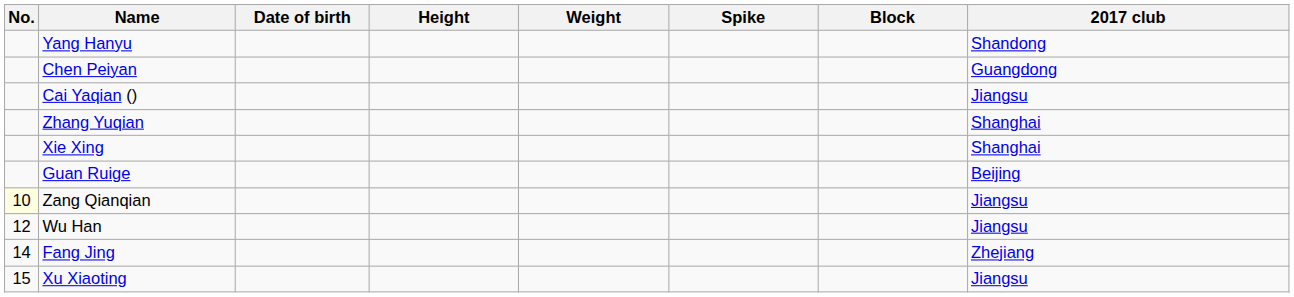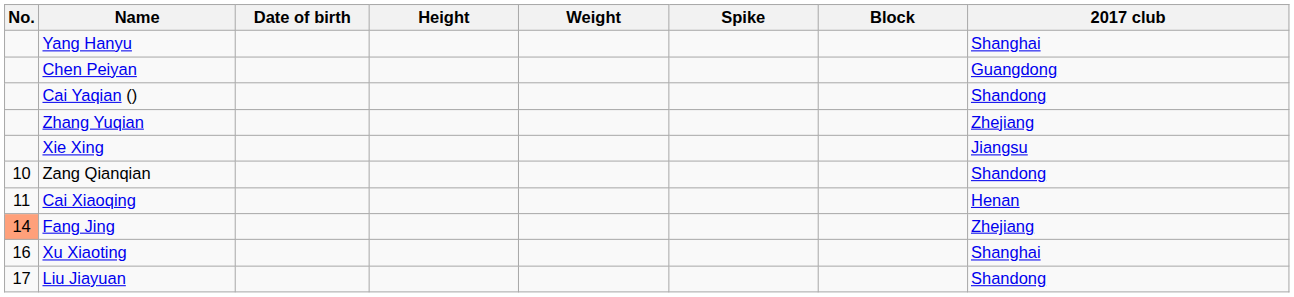(1009, 43) Shandong -> (1006, 43) Shanghai
(999, 95) Jiangsu -> (1009, 95) Shandong
(1006, 122) Shanghai -> (1003, 122) Zhejiang
(1006, 148) Shanghai -> (999, 148) Jiangsu
- row: (86, 174)
(22, 200) lightyellow background -> (22, 174) no background
(999, 200) Jiangsu -> (1009, 174) Shandong
+ row: (89, 200)
- row: (72, 226)
(22, 252) no background -> (22, 226) lightsalmon background
(22, 278) 15 -> (22, 252) 16
(999, 278) Jiangsu -> (1006, 252) Shanghai
+ row: (84, 278)
